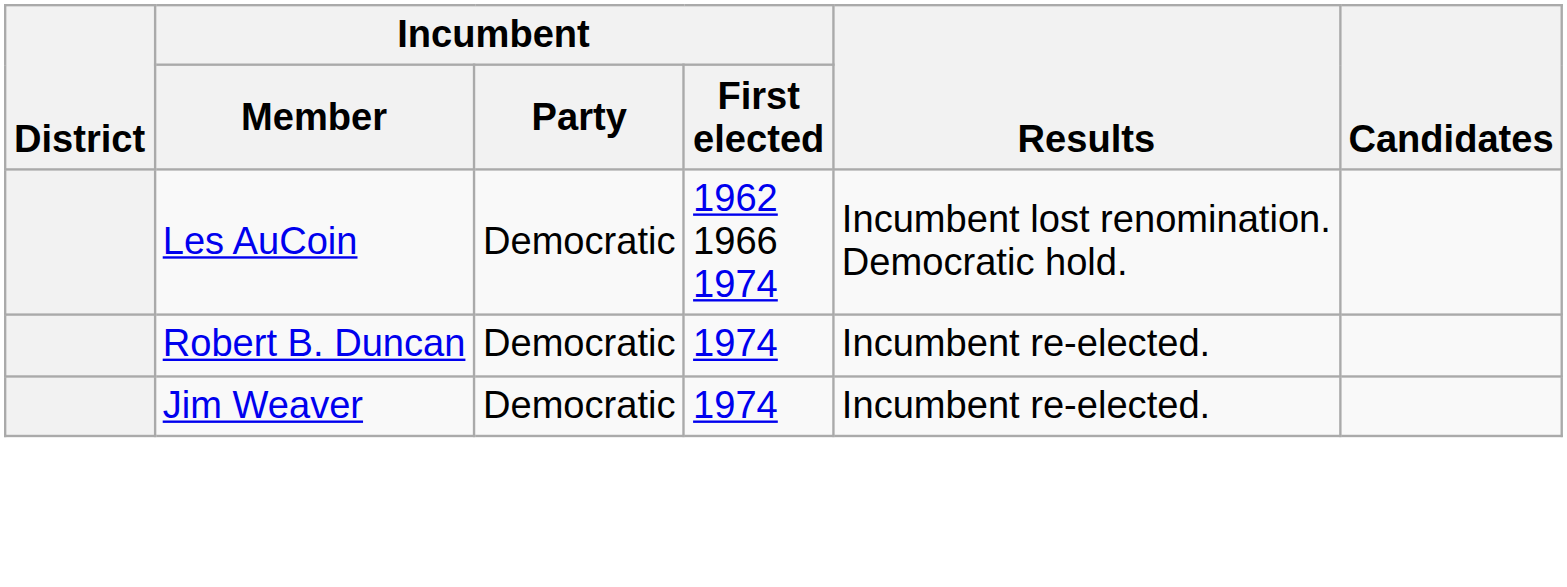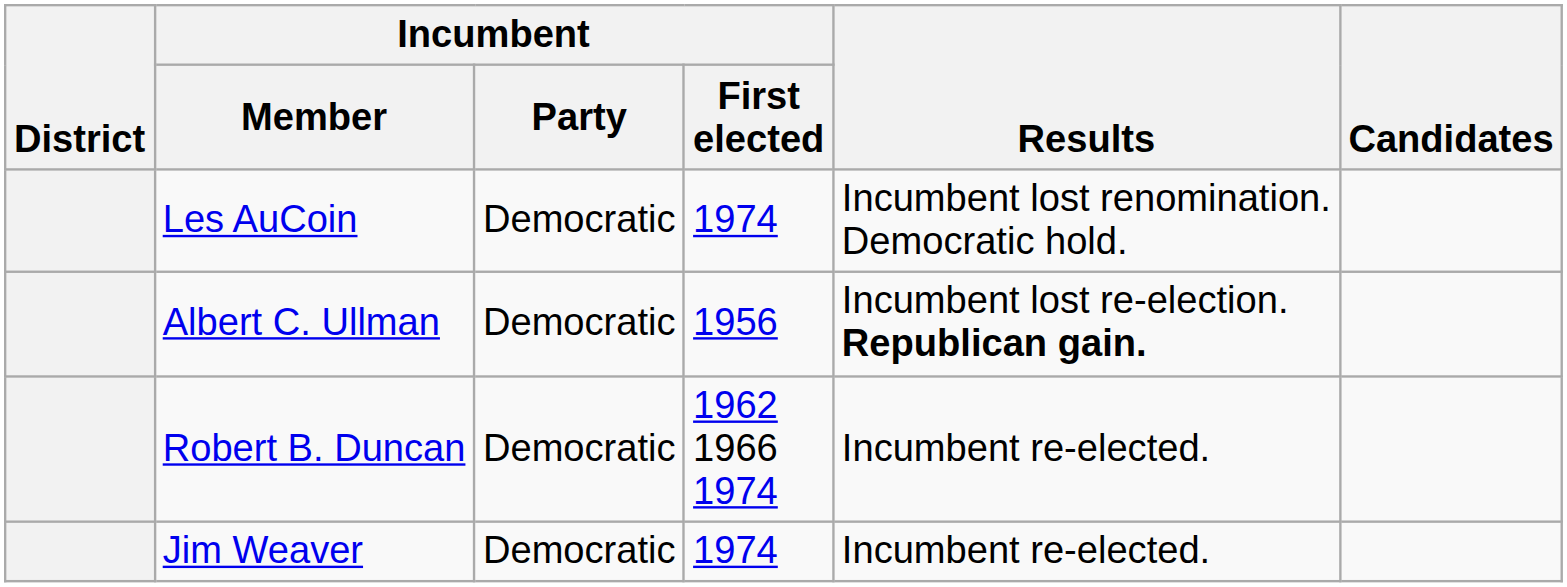(735, 241) 1962 1966 1974 -> (735, 219) 1974
+ row: (301, 322)
(735, 344) 1974 -> (735, 447) 1962 1966 1974
